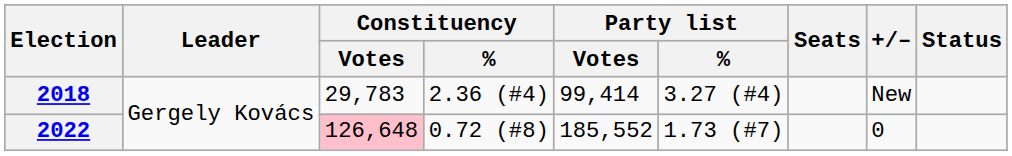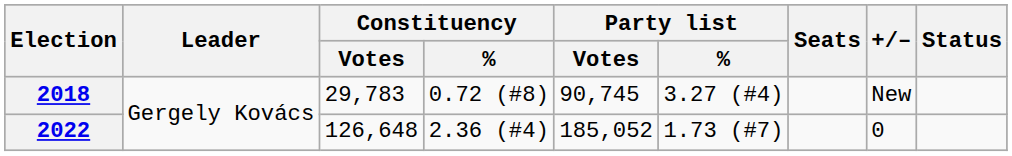(489, 95) 2.36 (#4) -> (489, 95) 0.72 (#8)
(599, 95) 99,414 -> (599, 95) 90,745
(372, 132) pink background -> (372, 132) no background
(489, 132) 0.72 (#8) -> (489, 132) 2.36 (#4)
(606, 132) 185,552 -> (606, 132) 185,052
